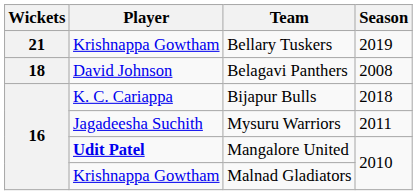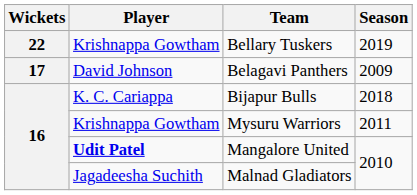(37, 44) 21 -> (37, 44) 22
(37, 70) 18 -> (37, 70) 17
(376, 70) 2008 -> (376, 70) 2009
(138, 123) Jagadeesha Suchith -> (146, 123) Krishnappa Gowtham
(146, 176) Krishnappa Gowtham -> (138, 176) Jagadeesha Suchith
